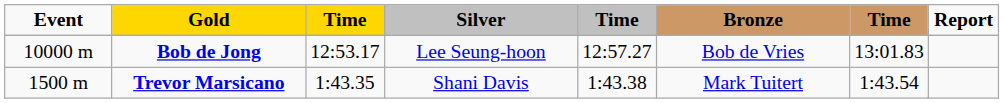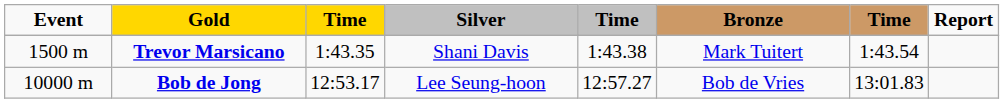rows swapped: (209, 82) <-> (209, 51)
